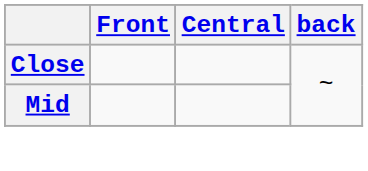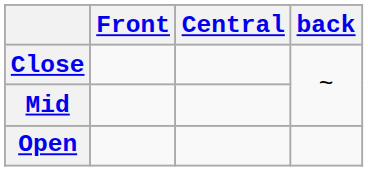+ row: (48, 145)
